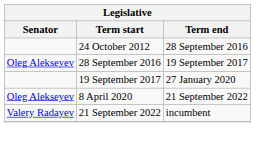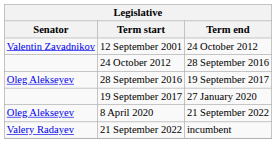+ row: (141, 46)
